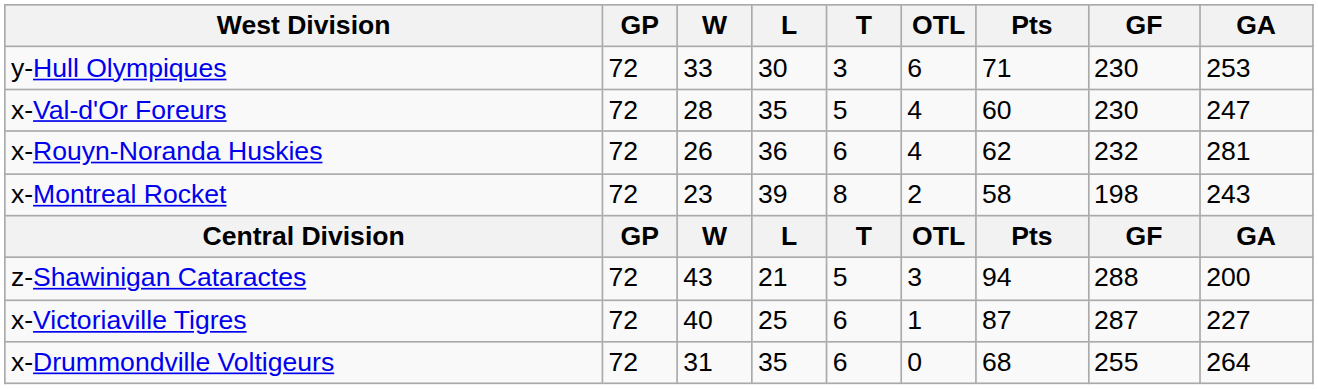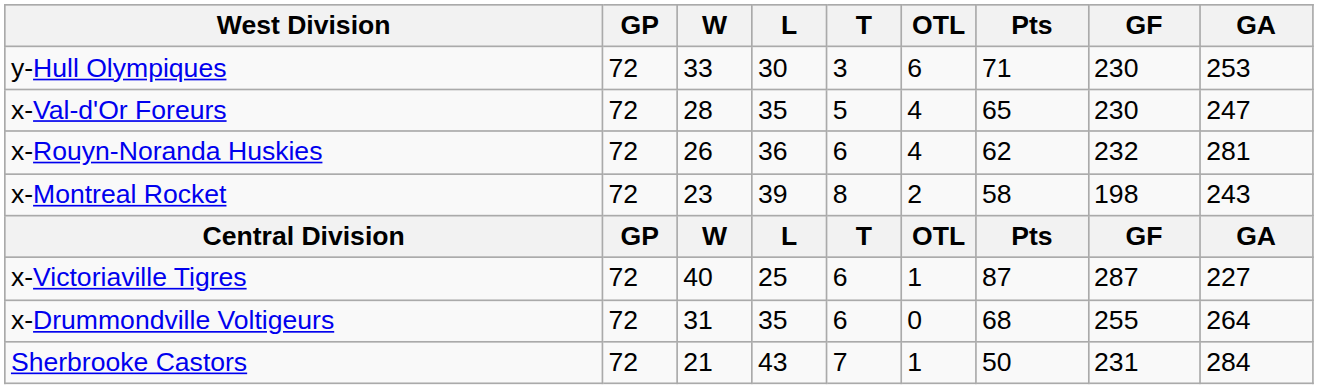(997, 109) 60 -> (997, 109) 65
- row: (159, 278)
+ row: (129, 362)
